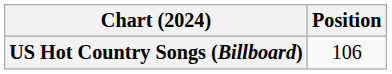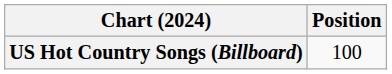(347, 52) 106 -> (347, 52) 100
